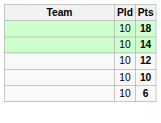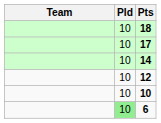+ row: (146, 45)
(125, 93) no background -> (125, 110) lightgreen background
